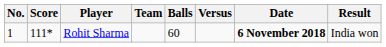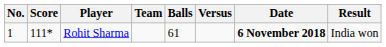(174, 32) 60 -> (174, 32) 61
